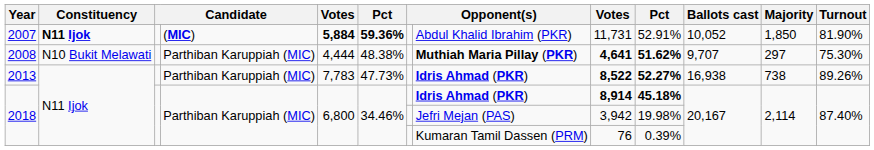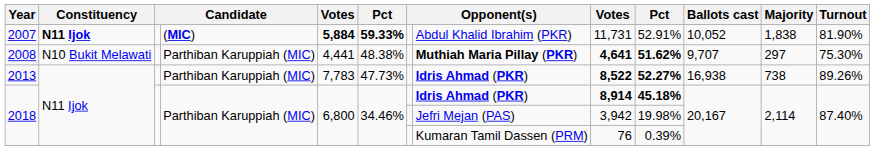(382, 35) 59.36% -> (382, 35) 59.33%
(780, 35) 1,850 -> (780, 35) 1,838
(339, 55) 4,444 -> (339, 55) 4,441
